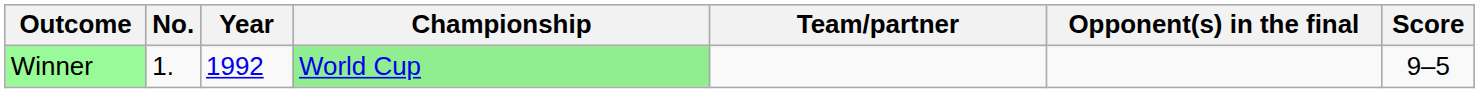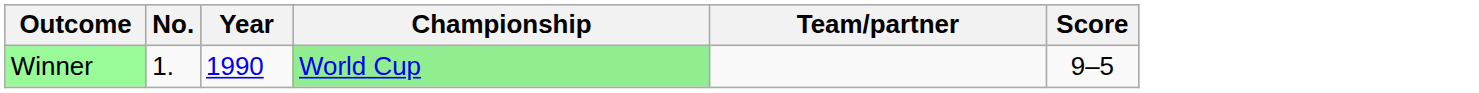- column: (1214, 25)
(235, 66) 1992 -> (235, 66) 1990
